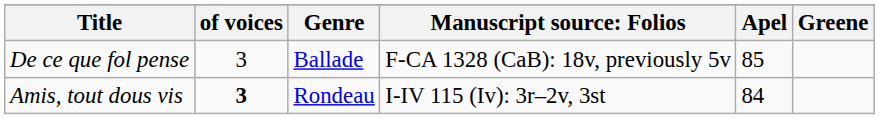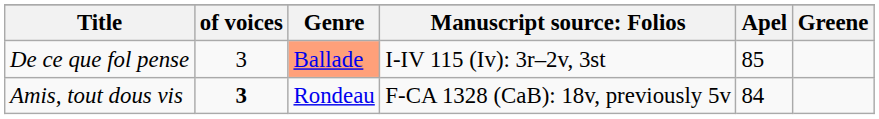(328, 58) no background -> (328, 58) lightsalmon background
(558, 58) F-CA 1328 (CaB): 18v, previously 5v -> (495, 58) I-IV 115 (Iv): 3r–2v, 3st
(495, 95) I-IV 115 (Iv): 3r–2v, 3st -> (558, 95) F-CA 1328 (CaB): 18v, previously 5v
